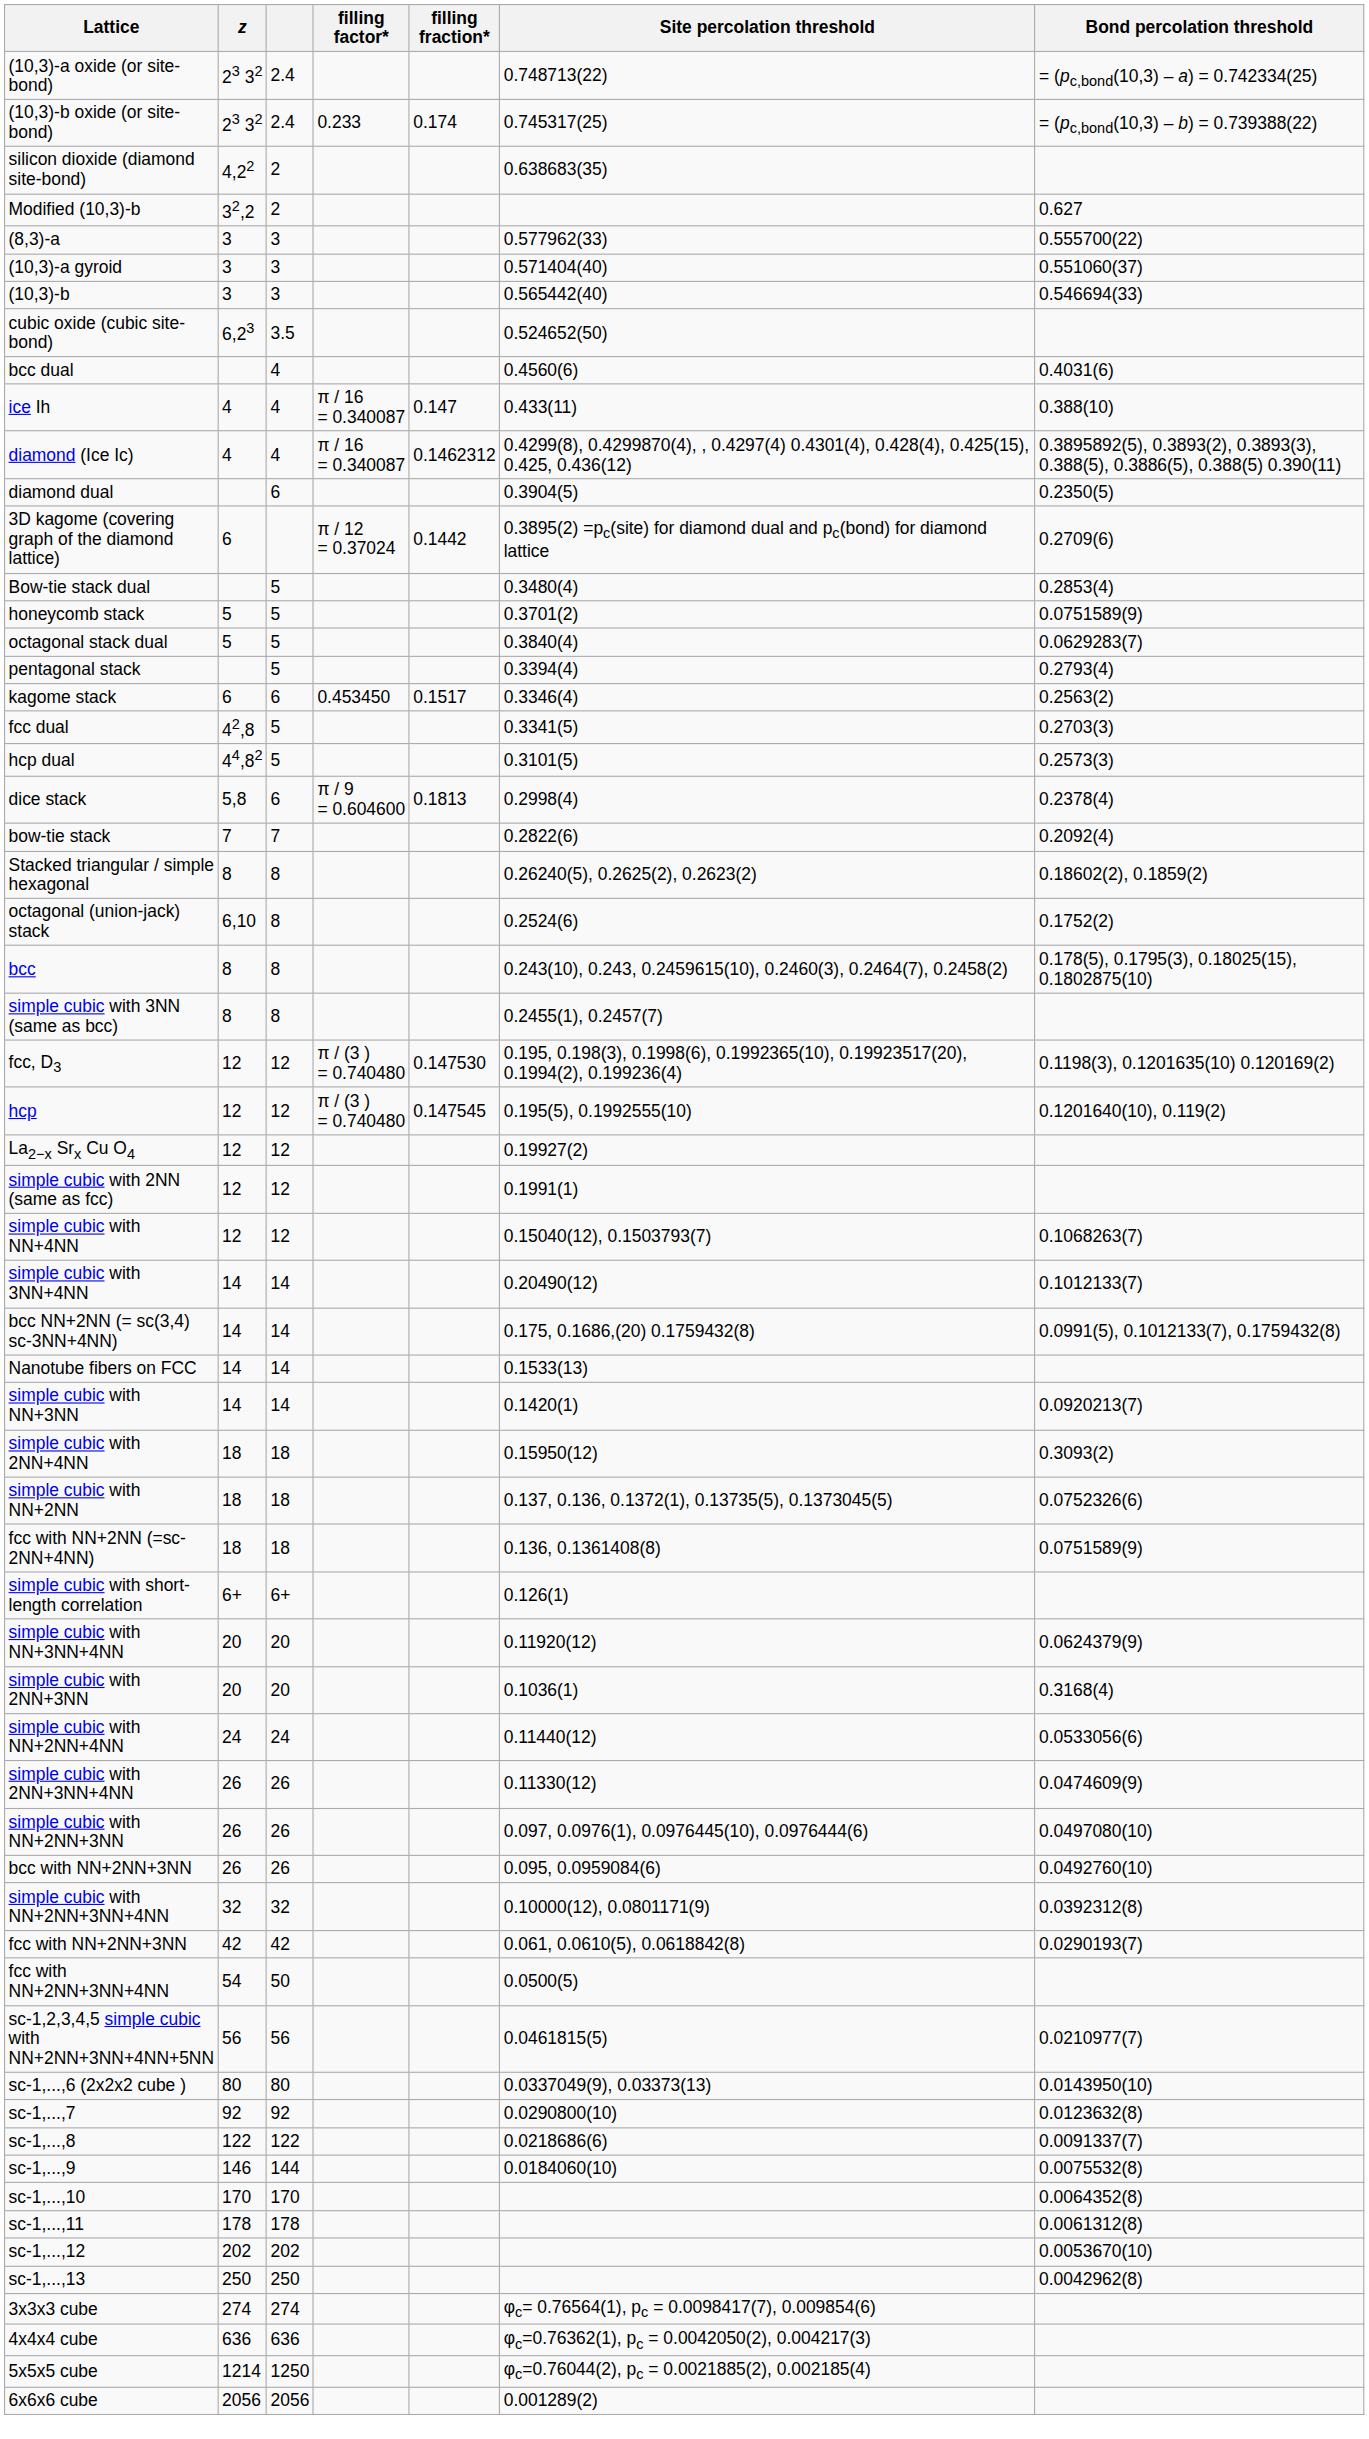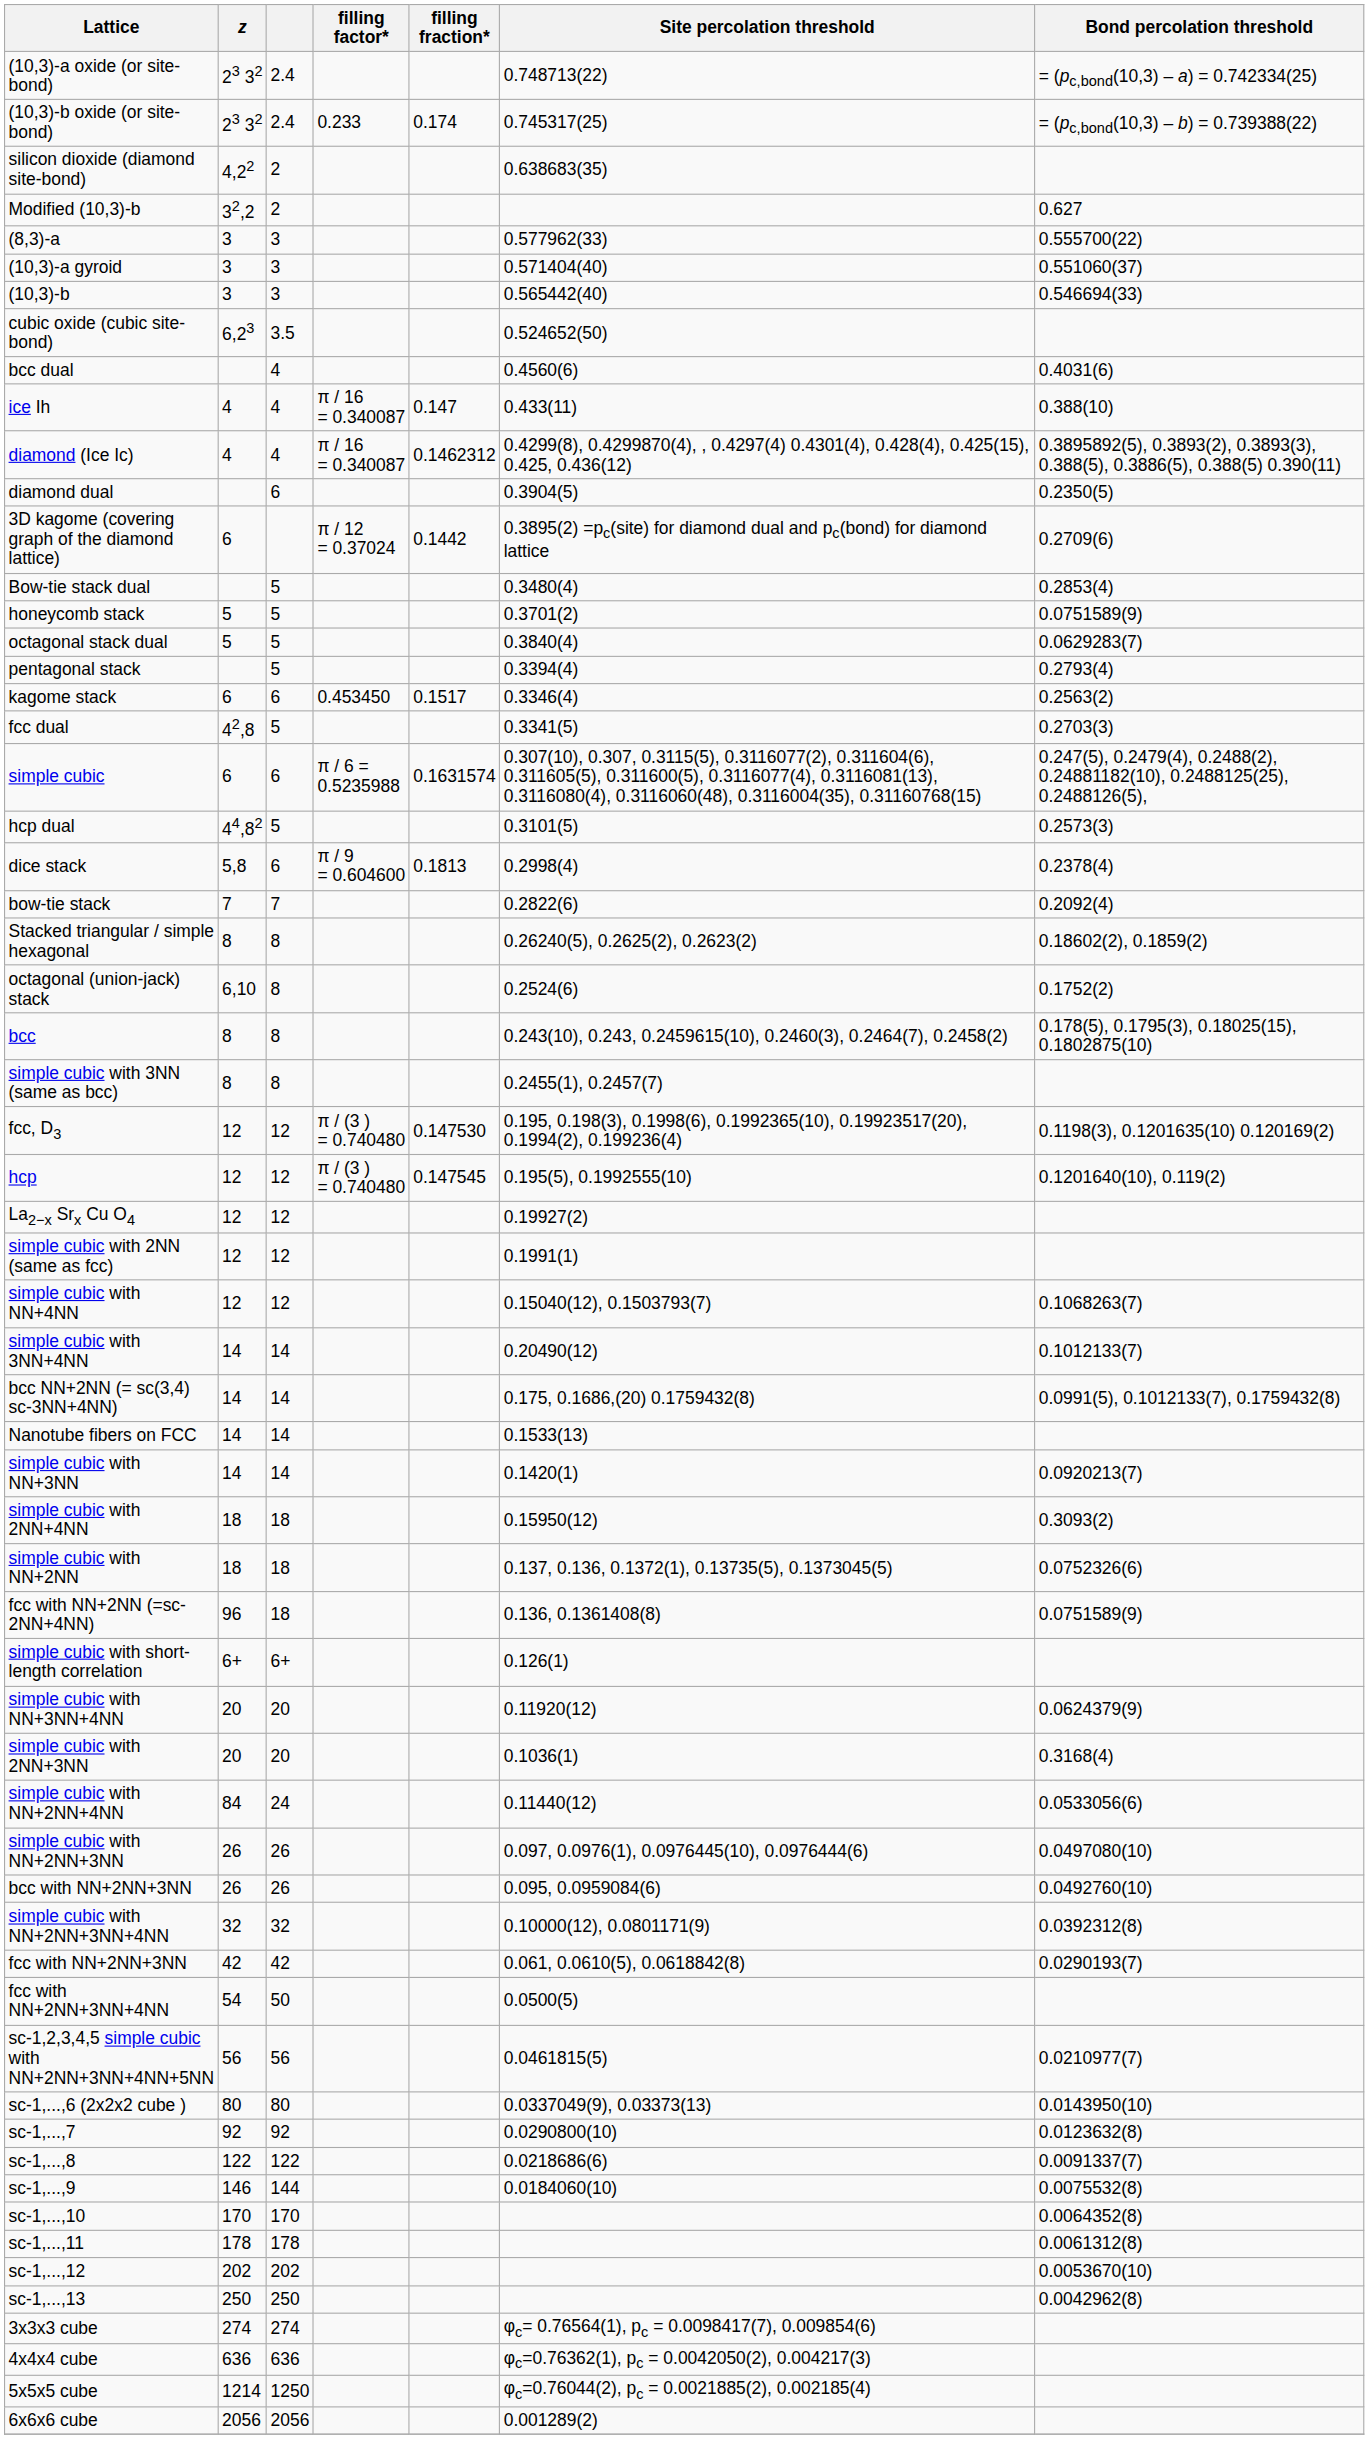+ row: (57, 777)
(232, 1548) 18 -> (232, 1614) 96
(232, 1737) 24 -> (232, 1804) 84
- row: (74, 1784)
